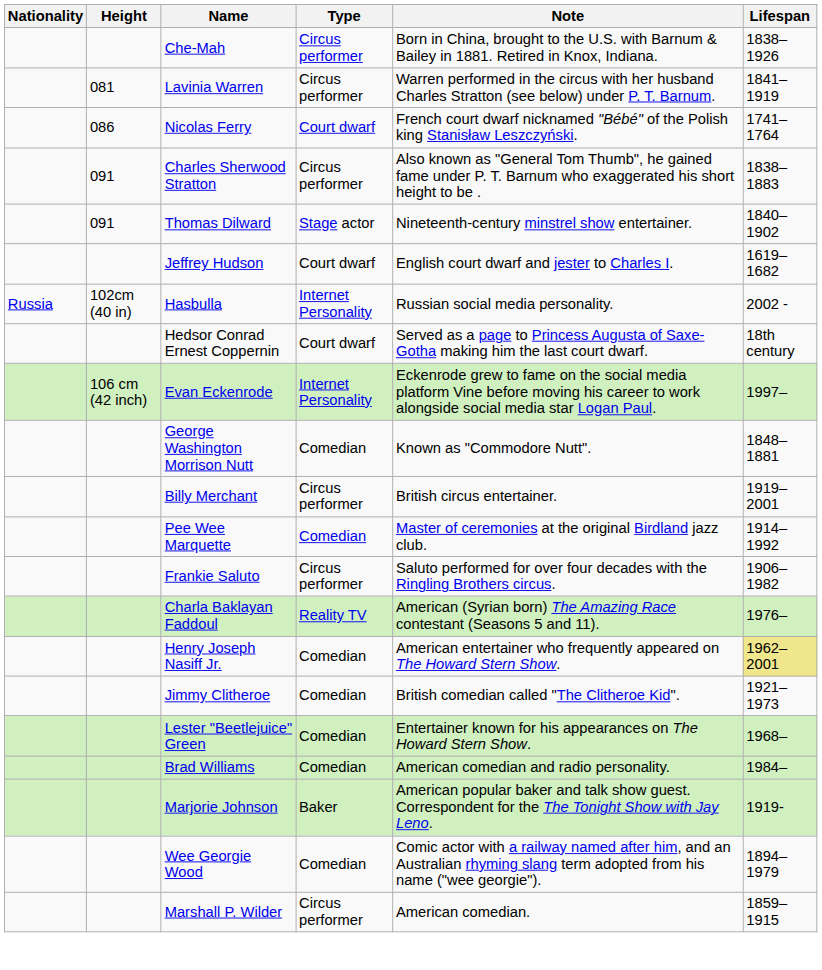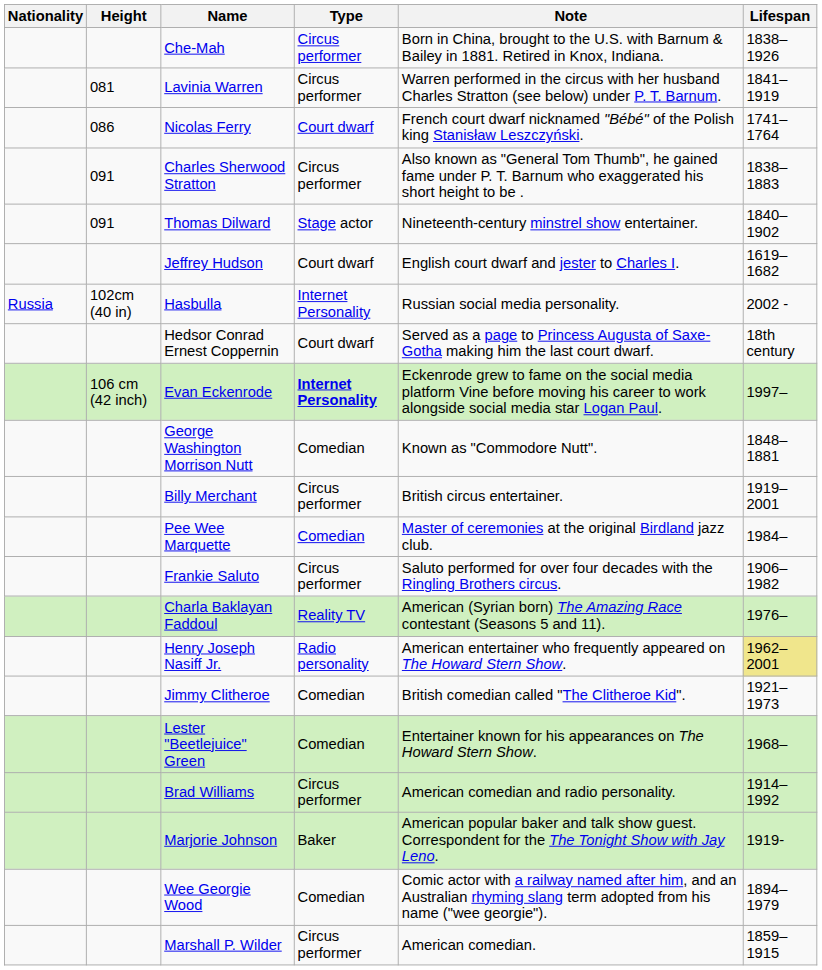(335, 391) normal -> (337, 391) bold
(767, 536) 1914–1992 -> (767, 536) 1984–
(333, 656) Comedian -> (333, 656) Radio personality
(333, 767) Comedian -> (329, 792) Circus performer
(767, 767) 1984– -> (767, 792) 1914–1992
